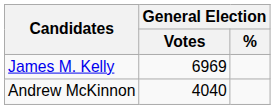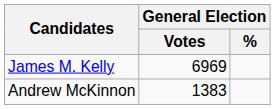(209, 91) 4040 -> (209, 91) 1383
